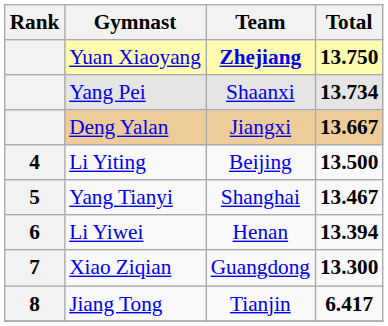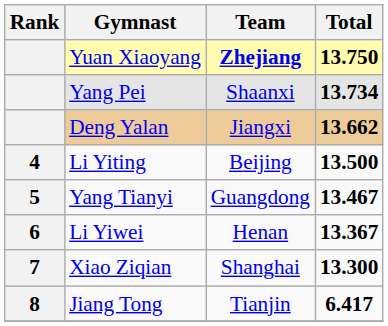(349, 127) 13.667 -> (349, 127) 13.662
(260, 197) Shanghai -> (260, 197) Guangdong
(349, 232) 13.394 -> (349, 232) 13.367
(260, 267) Guangdong -> (260, 267) Shanghai
